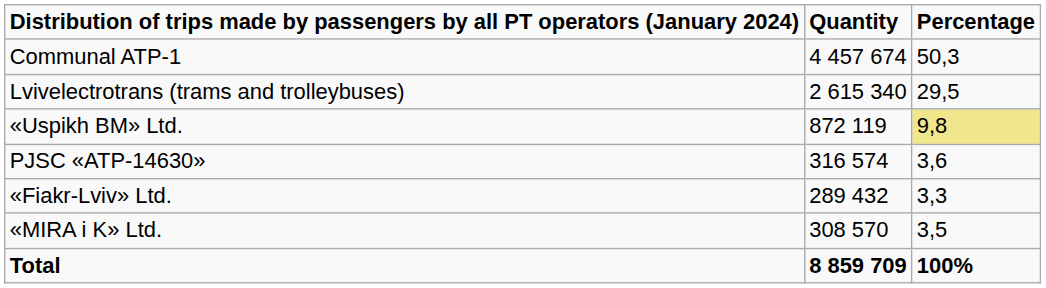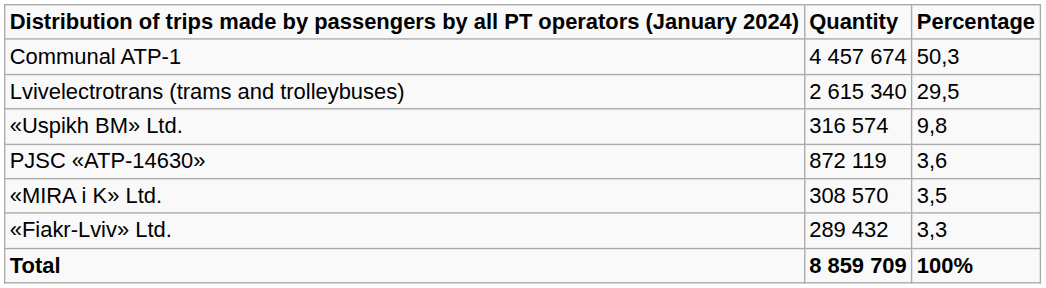(848, 126) 872 119 -> (849, 126) 316 574
(932, 126) khaki background -> (932, 126) no background
(849, 160) 316 574 -> (848, 160) 872 119
rows swapped: (86, 230) <-> (91, 195)
